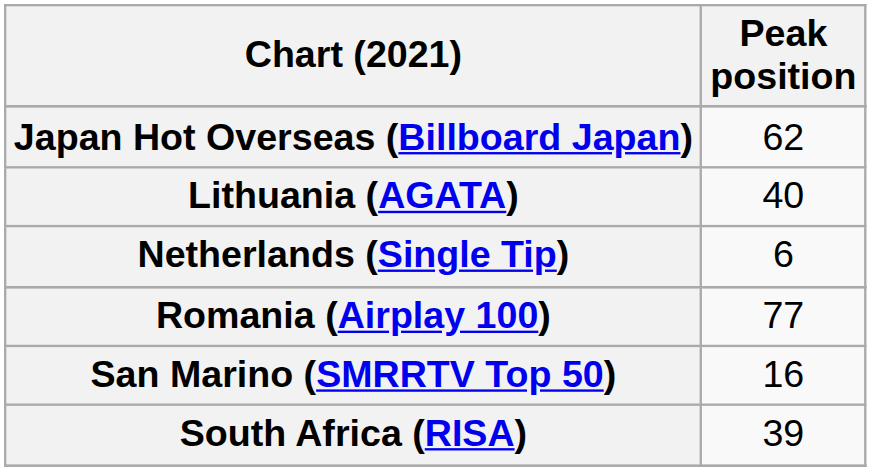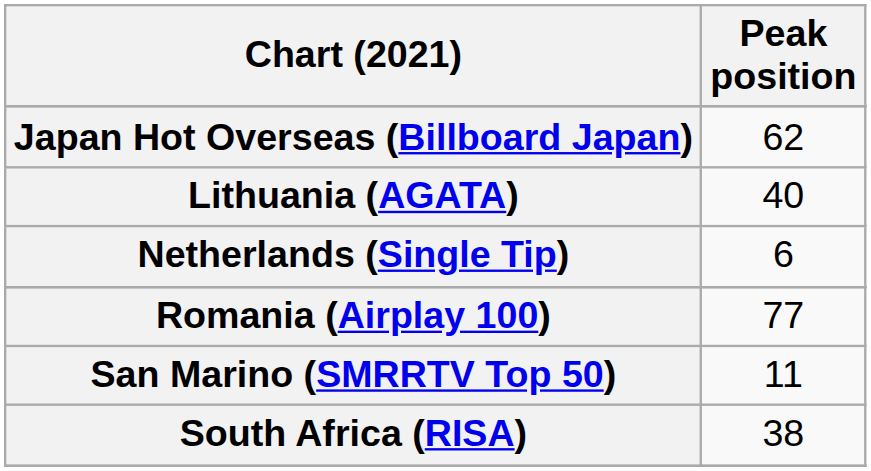(783, 374) 16 -> (783, 374) 11
(783, 434) 39 -> (783, 434) 38
